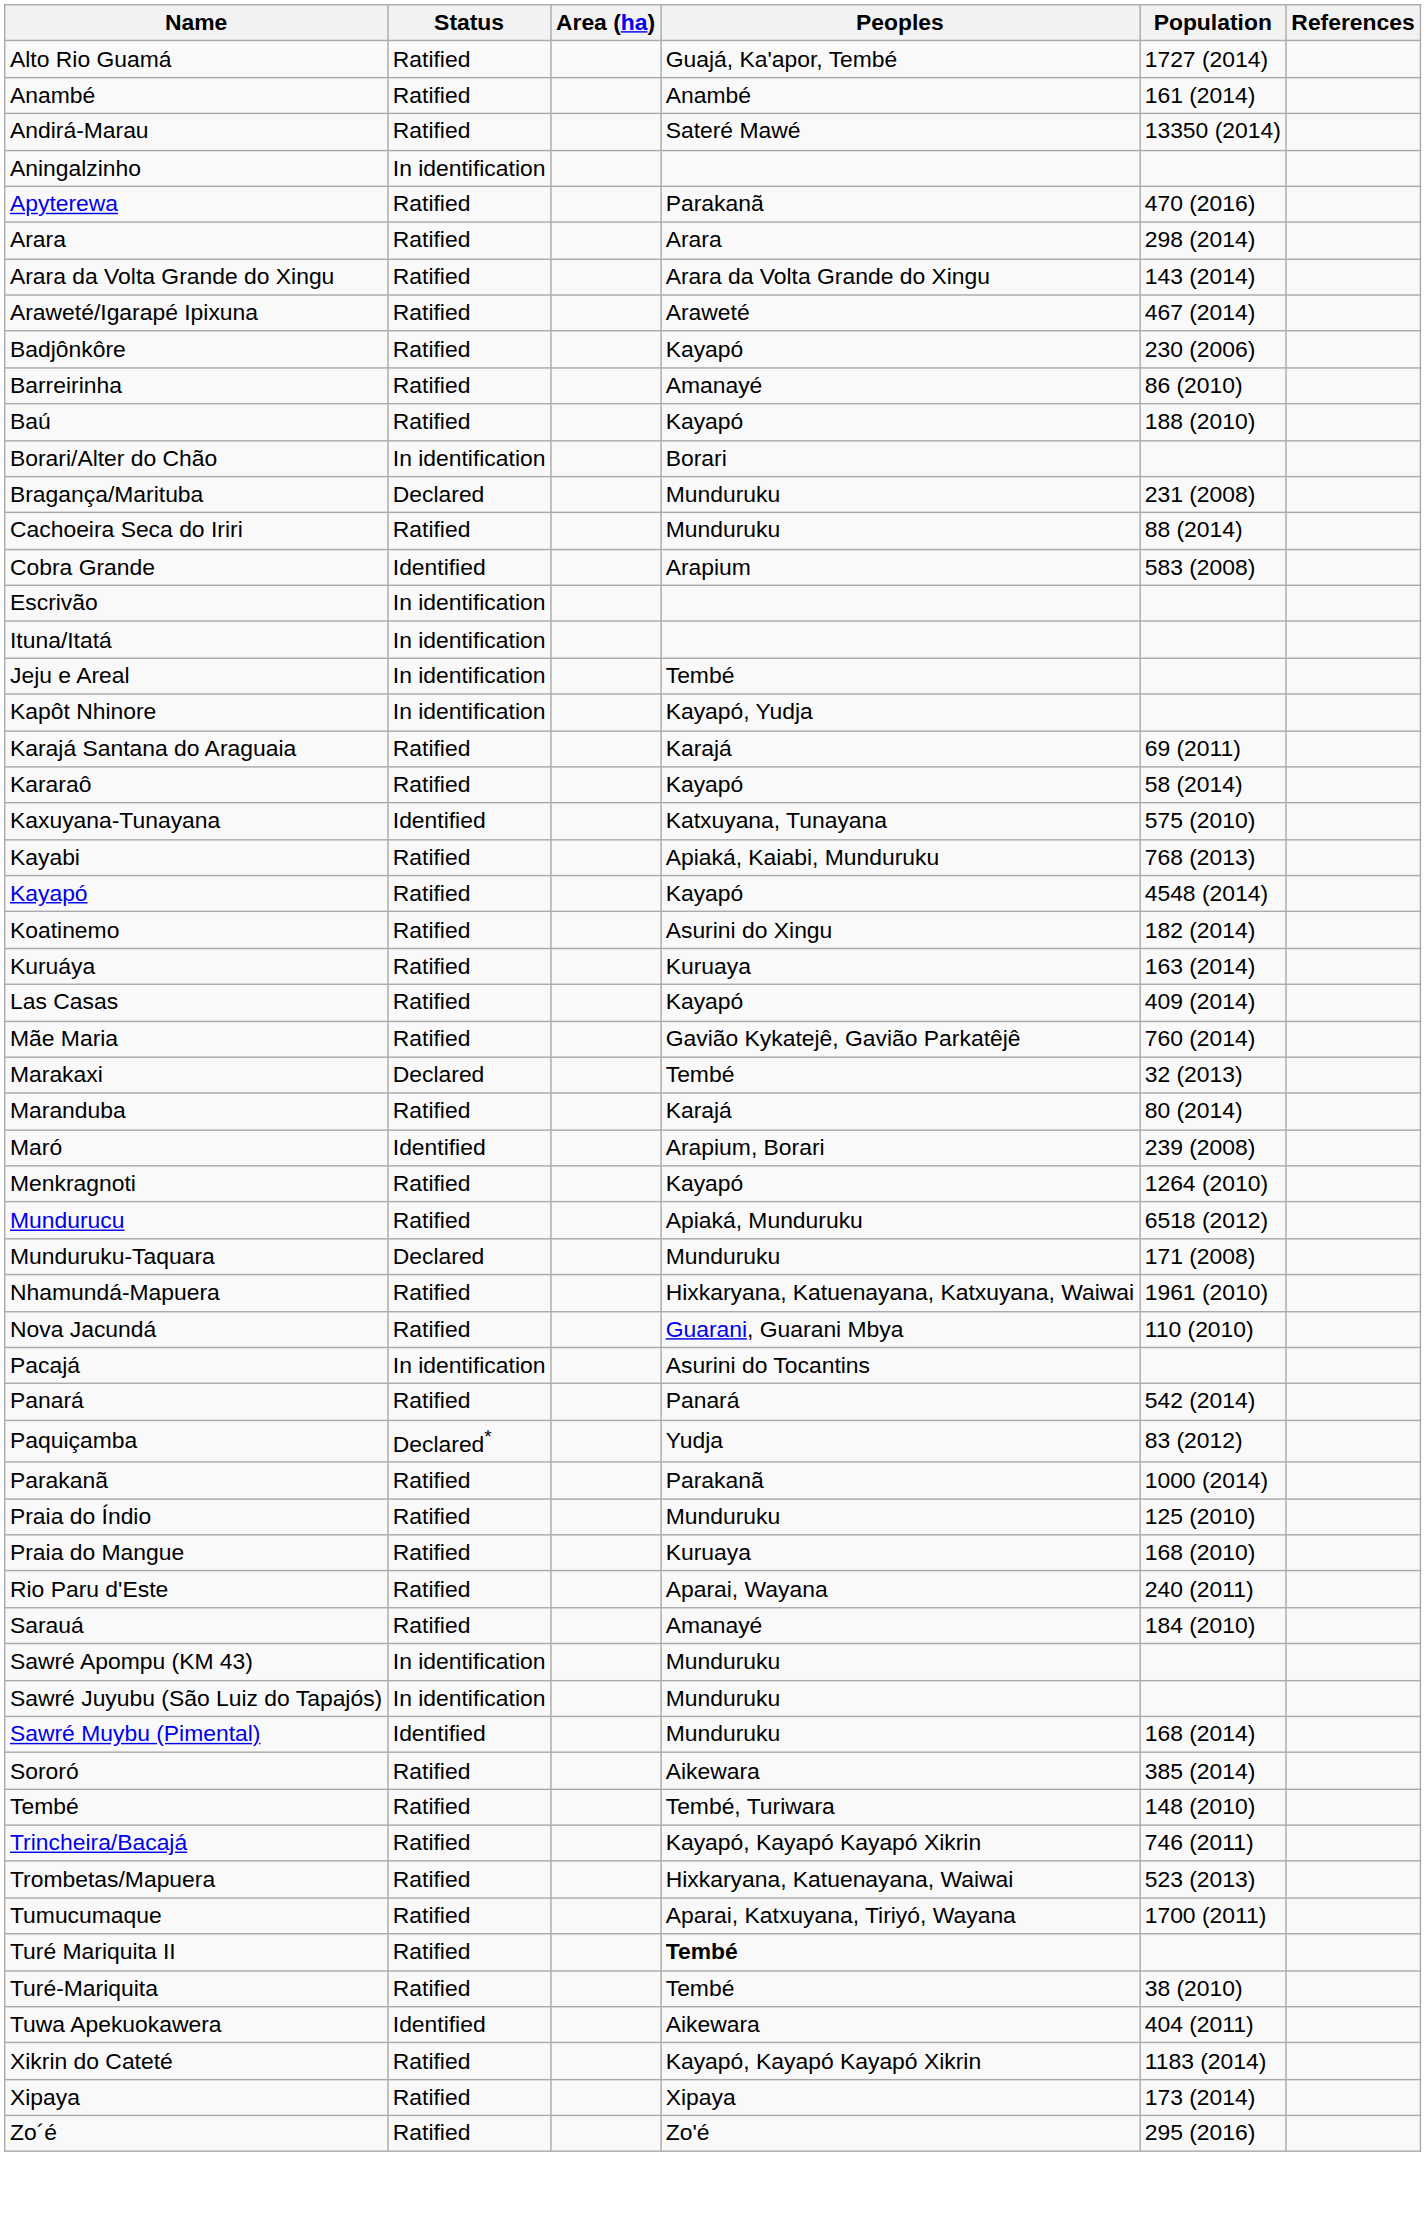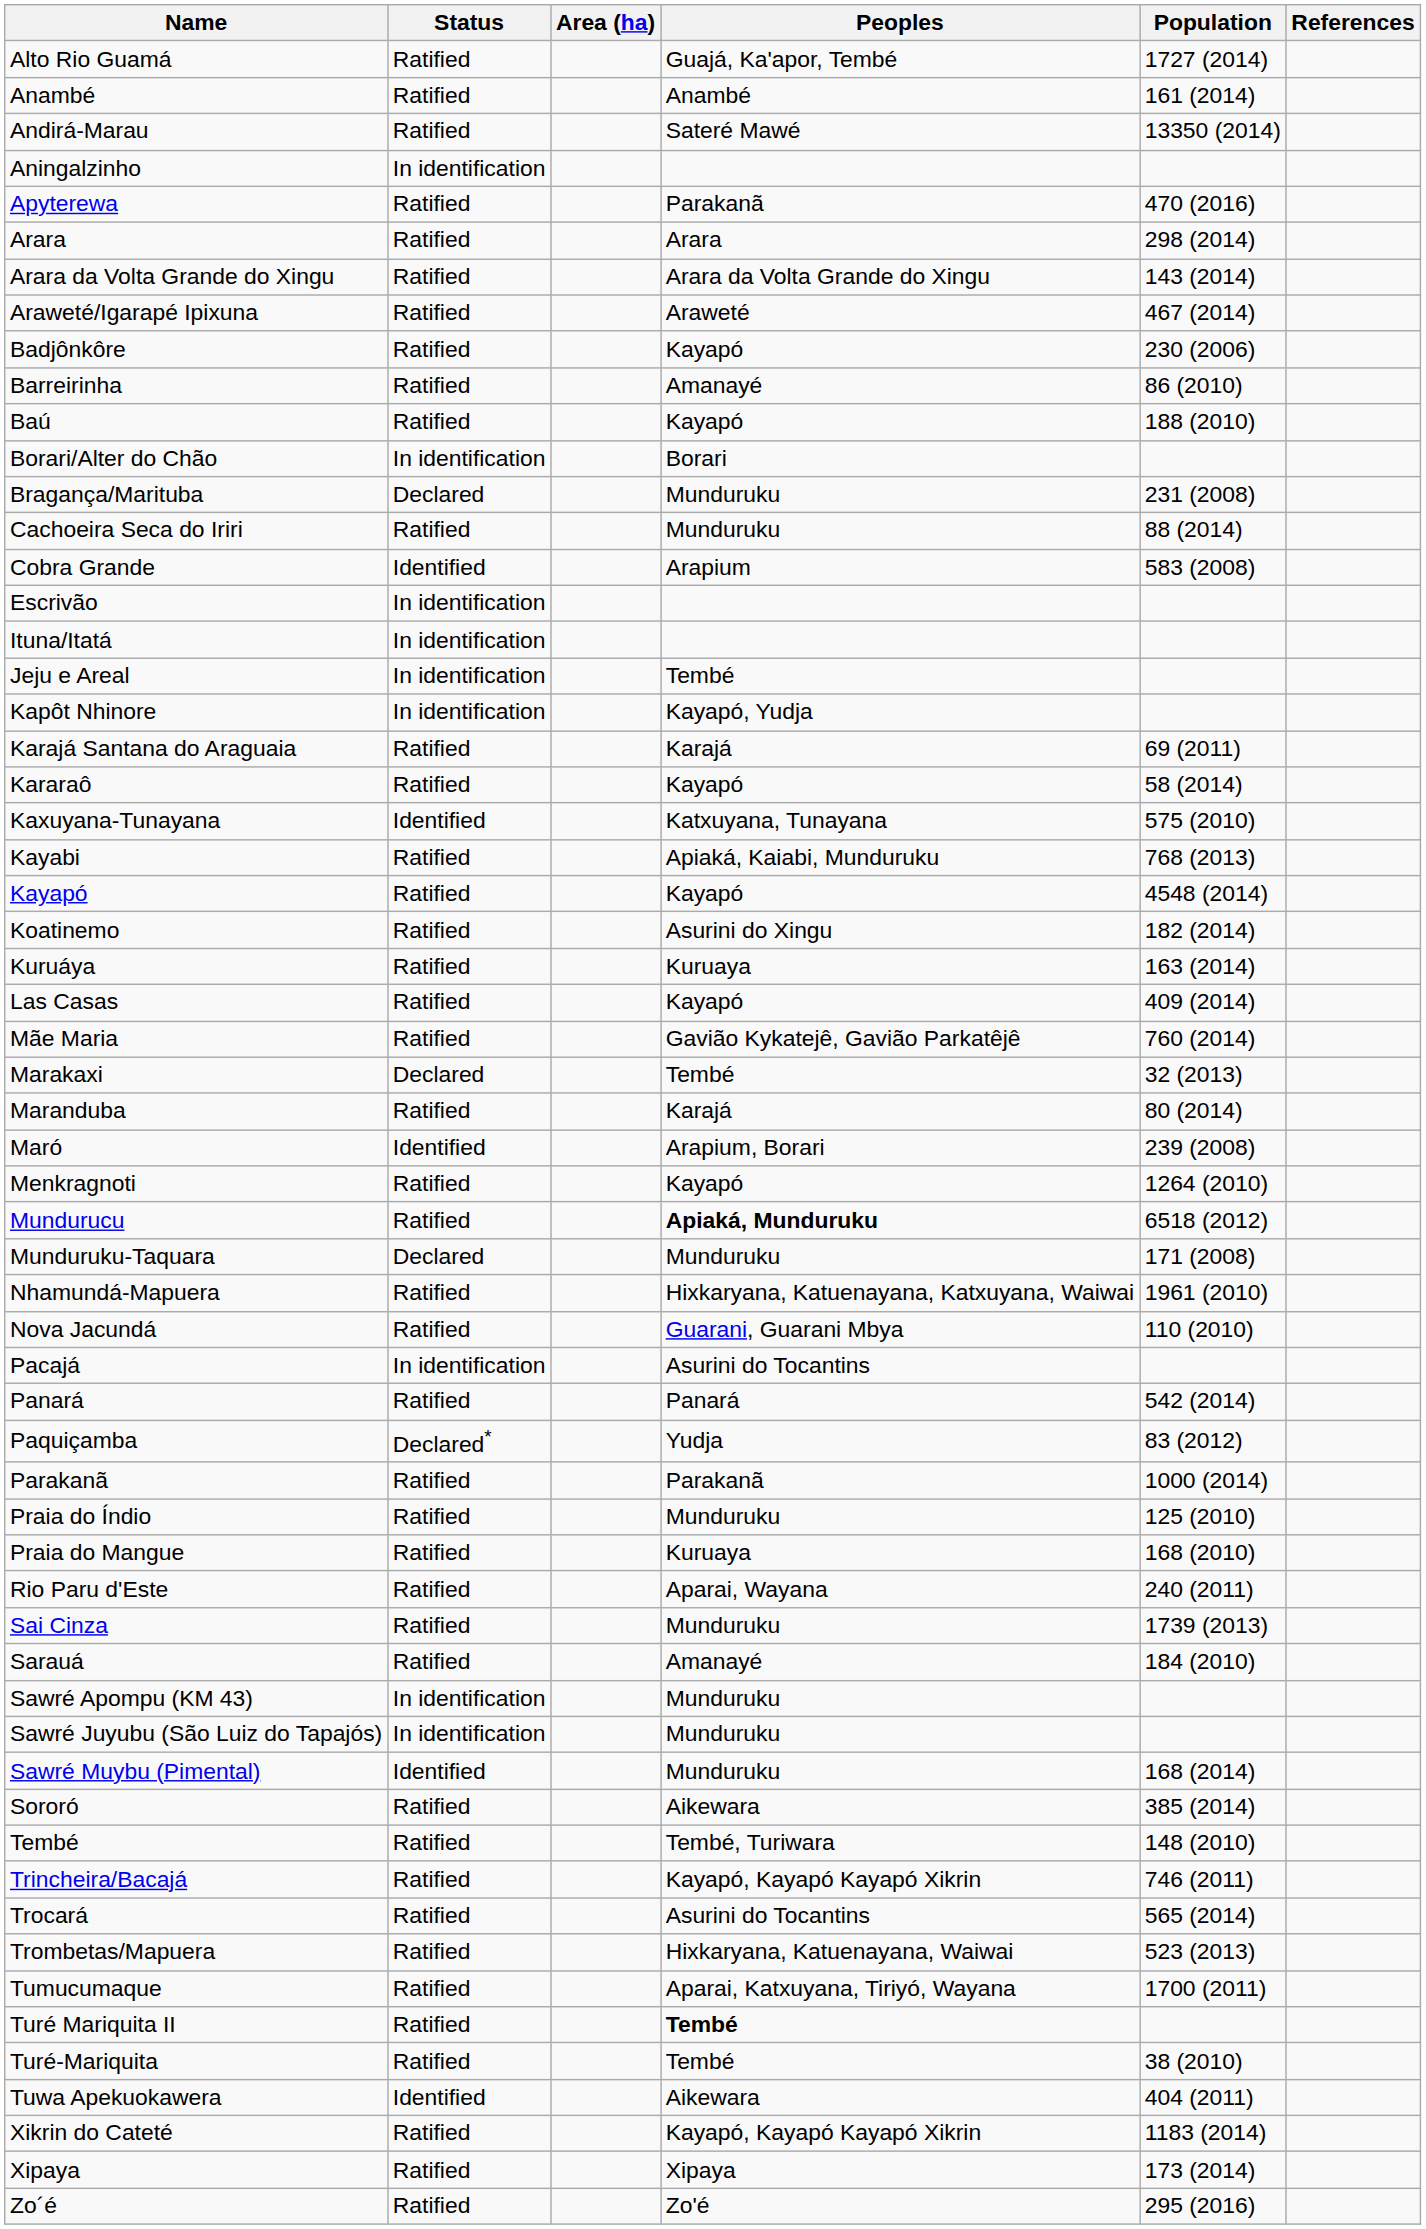(764, 1220) normal -> (772, 1220) bold
+ row: (59, 1625)
+ row: (49, 1915)
